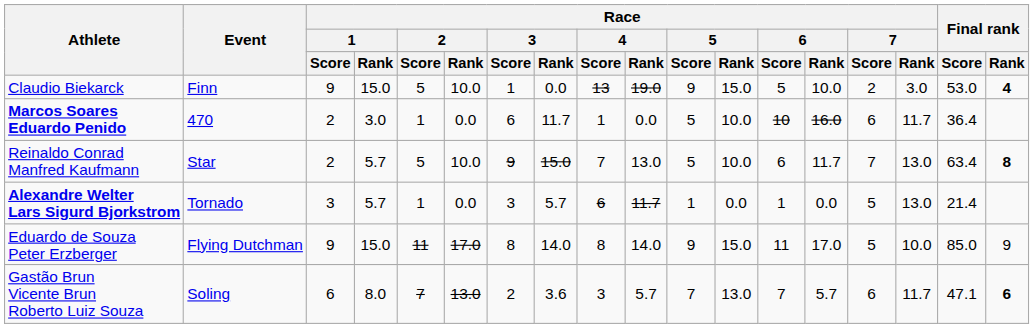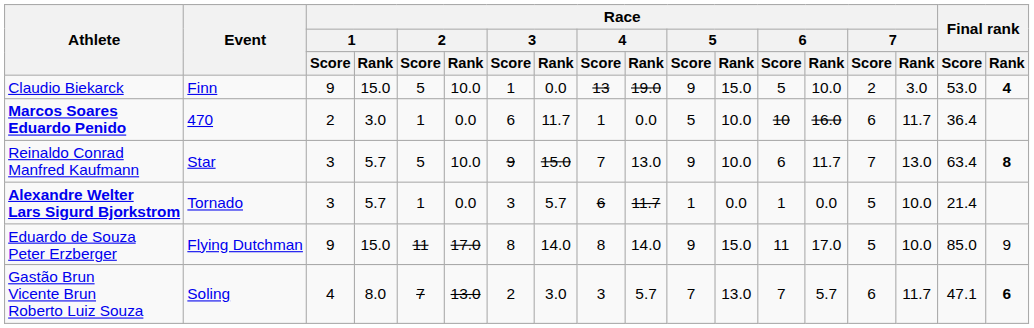(330, 162) 2 -> (330, 162) 3
(691, 162) 5 -> (691, 162) 9
(917, 203) 13.0 -> (917, 203) 10.0
(330, 295) 6 -> (330, 295) 4
(556, 295) 3.6 -> (556, 295) 3.0
